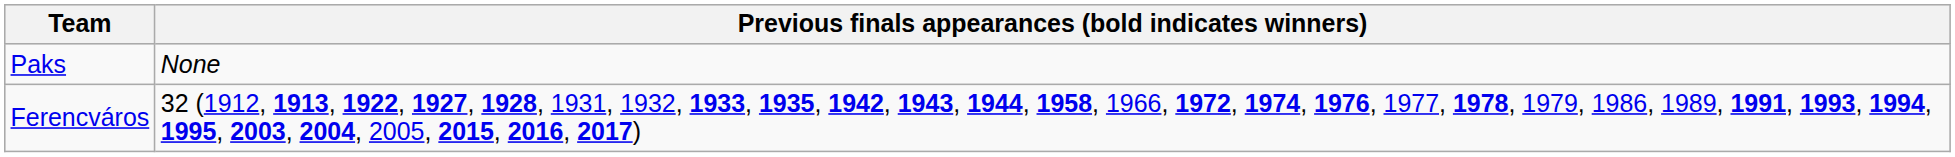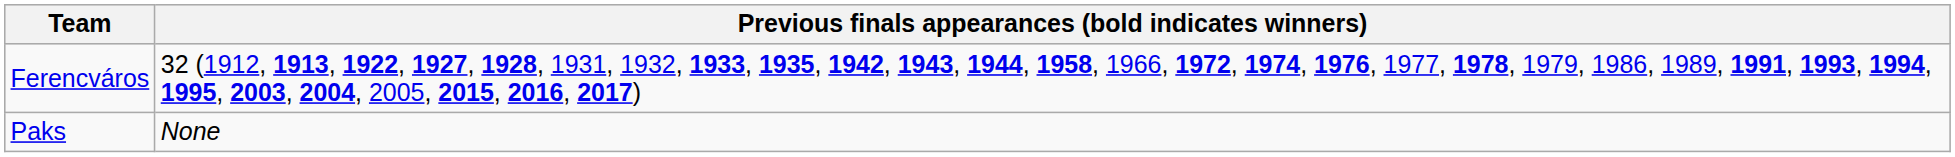rows swapped: (80, 117) <-> (38, 63)
